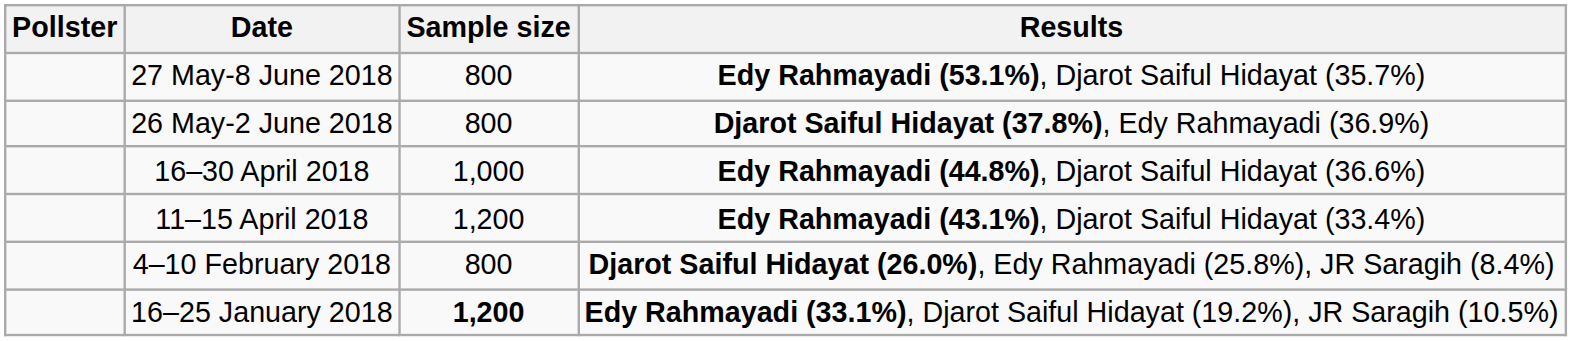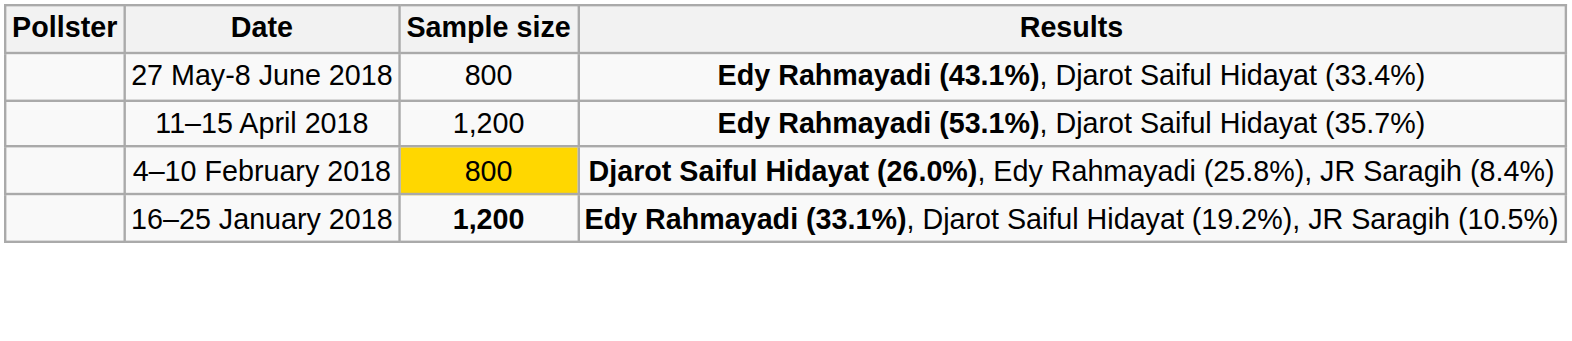(1071, 76) Edy Rahmayadi (53.1%), Djarot Saiful Hidayat (35.7%) -> (1071, 76) Edy Rahmayadi (43.1%), Djarot Saiful Hidayat (33.4%)
- row: (262, 123)
- row: (262, 171)
(1071, 218) Edy Rahmayadi (43.1%), Djarot Saiful Hidayat (33.4%) -> (1071, 123) Edy Rahmayadi (53.1%), Djarot Saiful Hidayat (35.7%)
(489, 265) no background -> (489, 171) gold background
